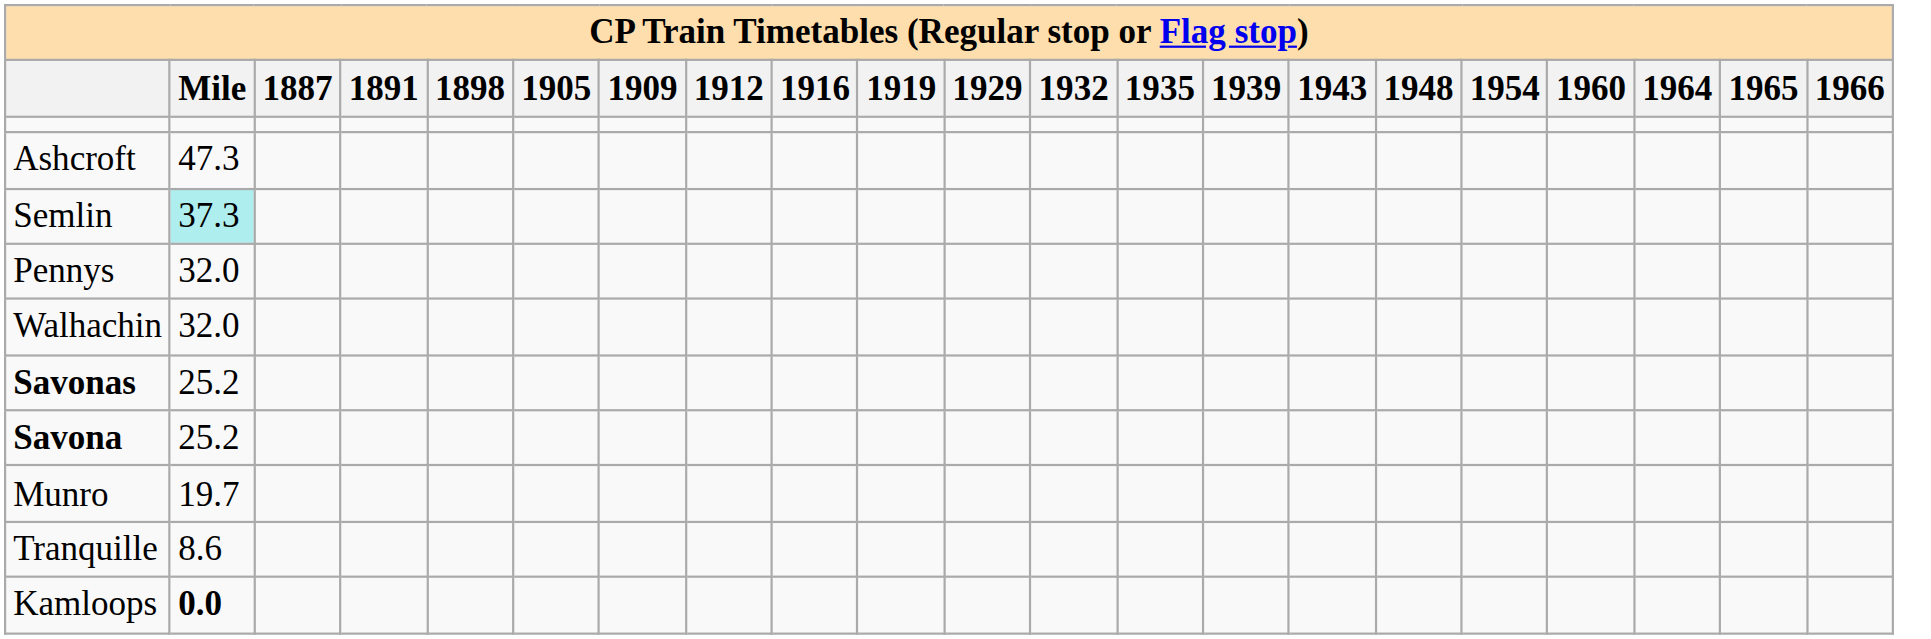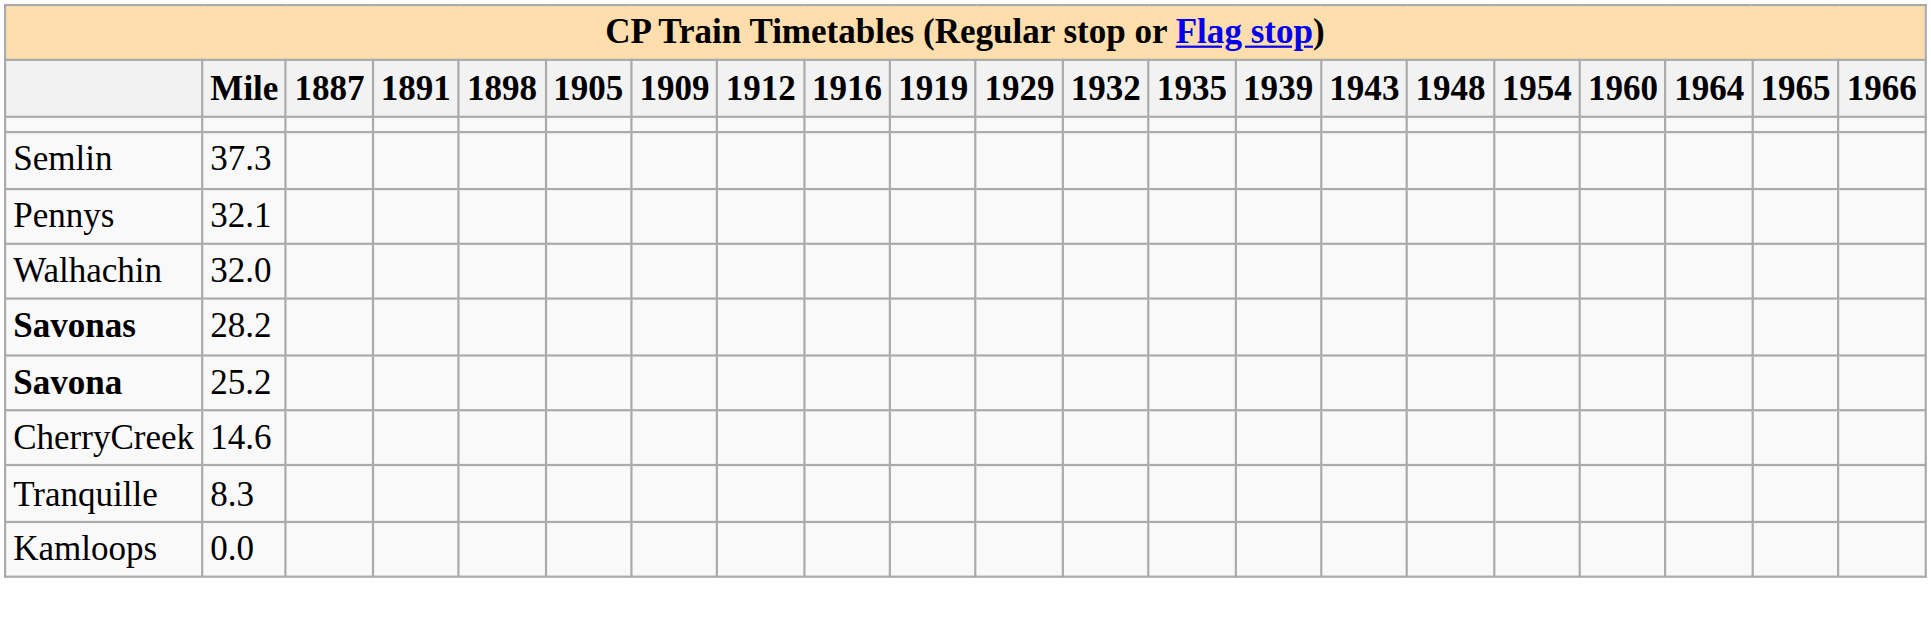- row: (74, 159)
(209, 215) paleturquoise background -> (241, 159) no background
(209, 270) 32.0 -> (241, 215) 32.1
(209, 381) 25.2 -> (241, 326) 28.2
- row: (61, 493)
+ row: (104, 437)
(200, 548) 8.6 -> (232, 493) 8.3
(200, 604) bold -> (232, 548) normal
